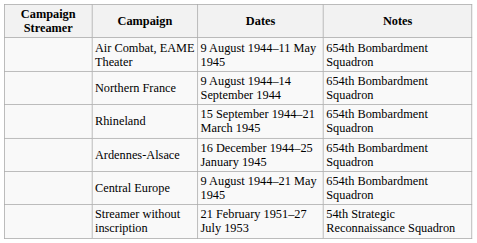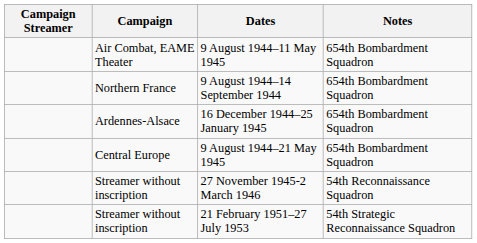- row: (258, 121)
+ row: (253, 188)
